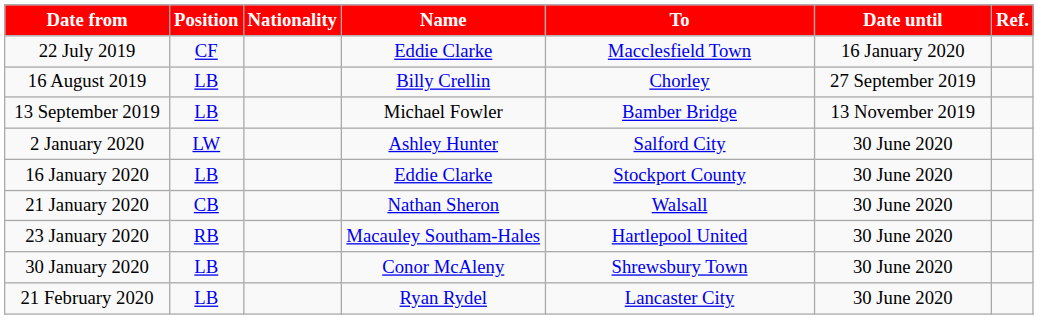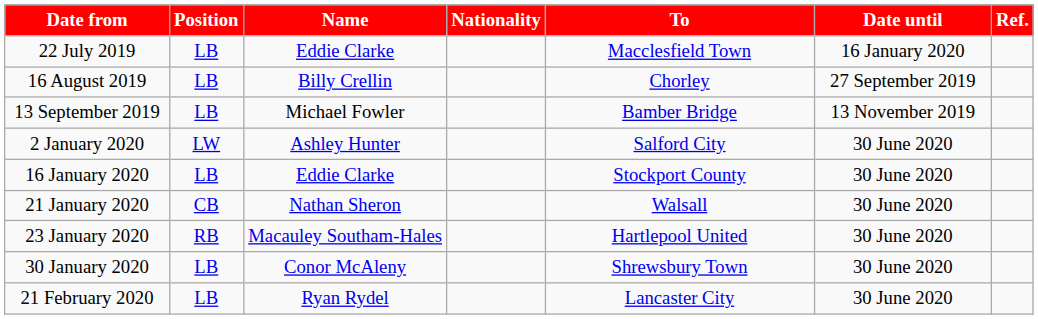columns swapped: (292, 20) <-> (443, 20)
(206, 51) CF -> (206, 51) LB
